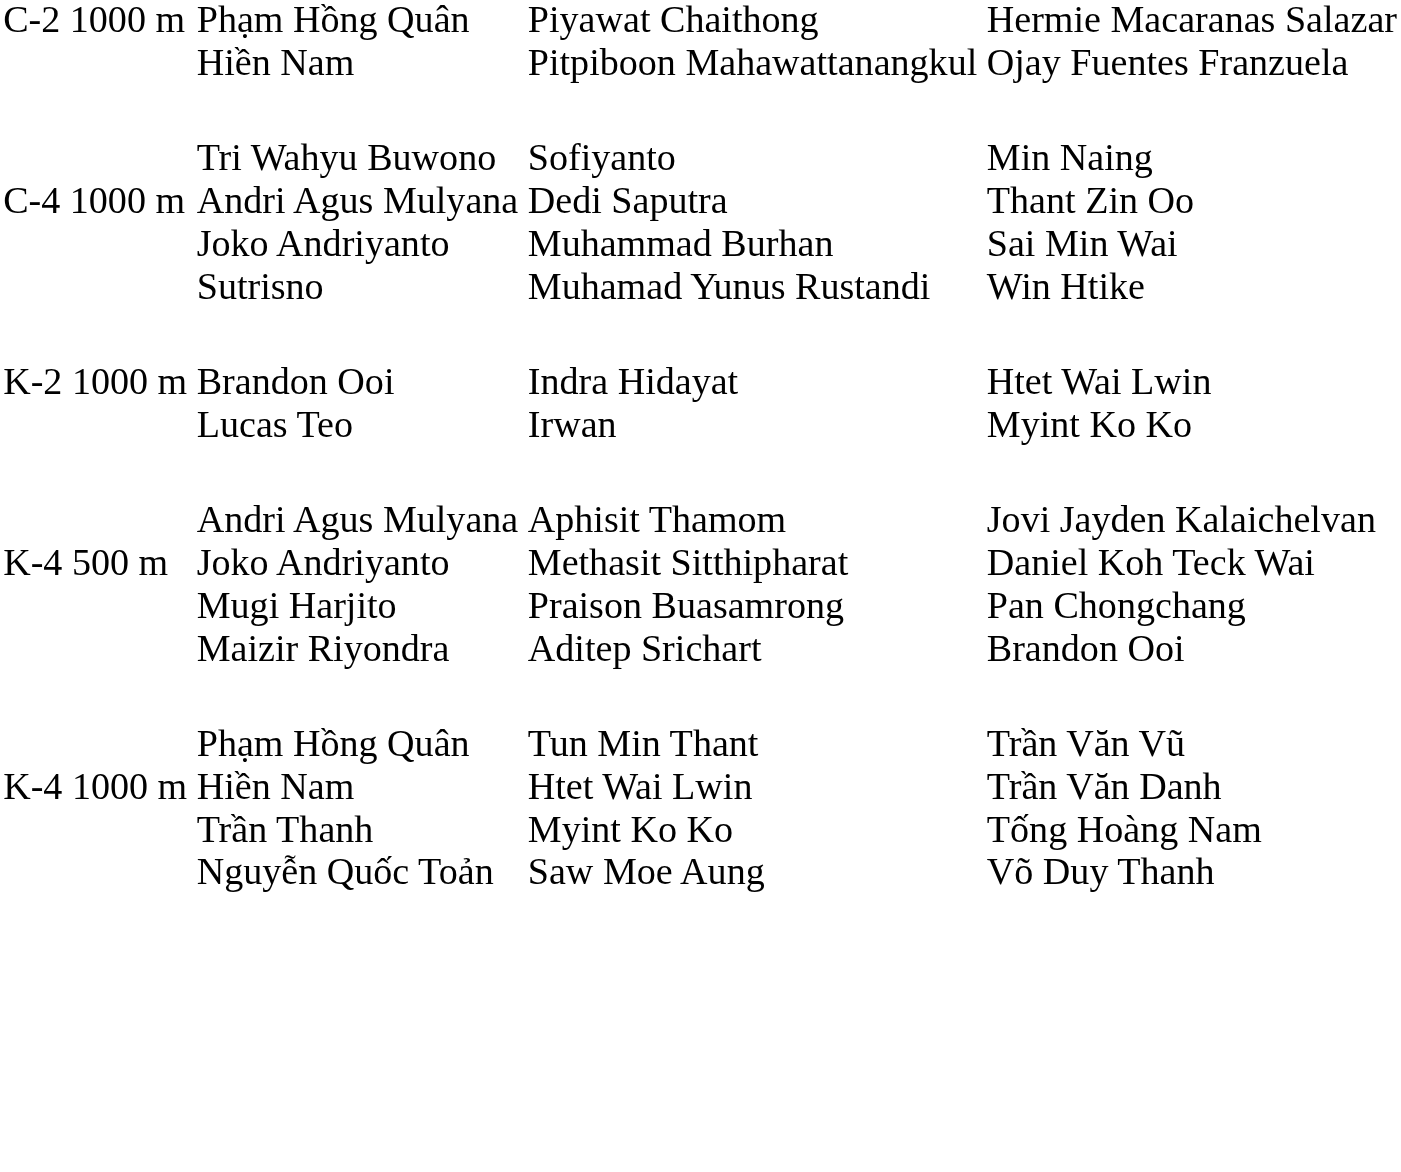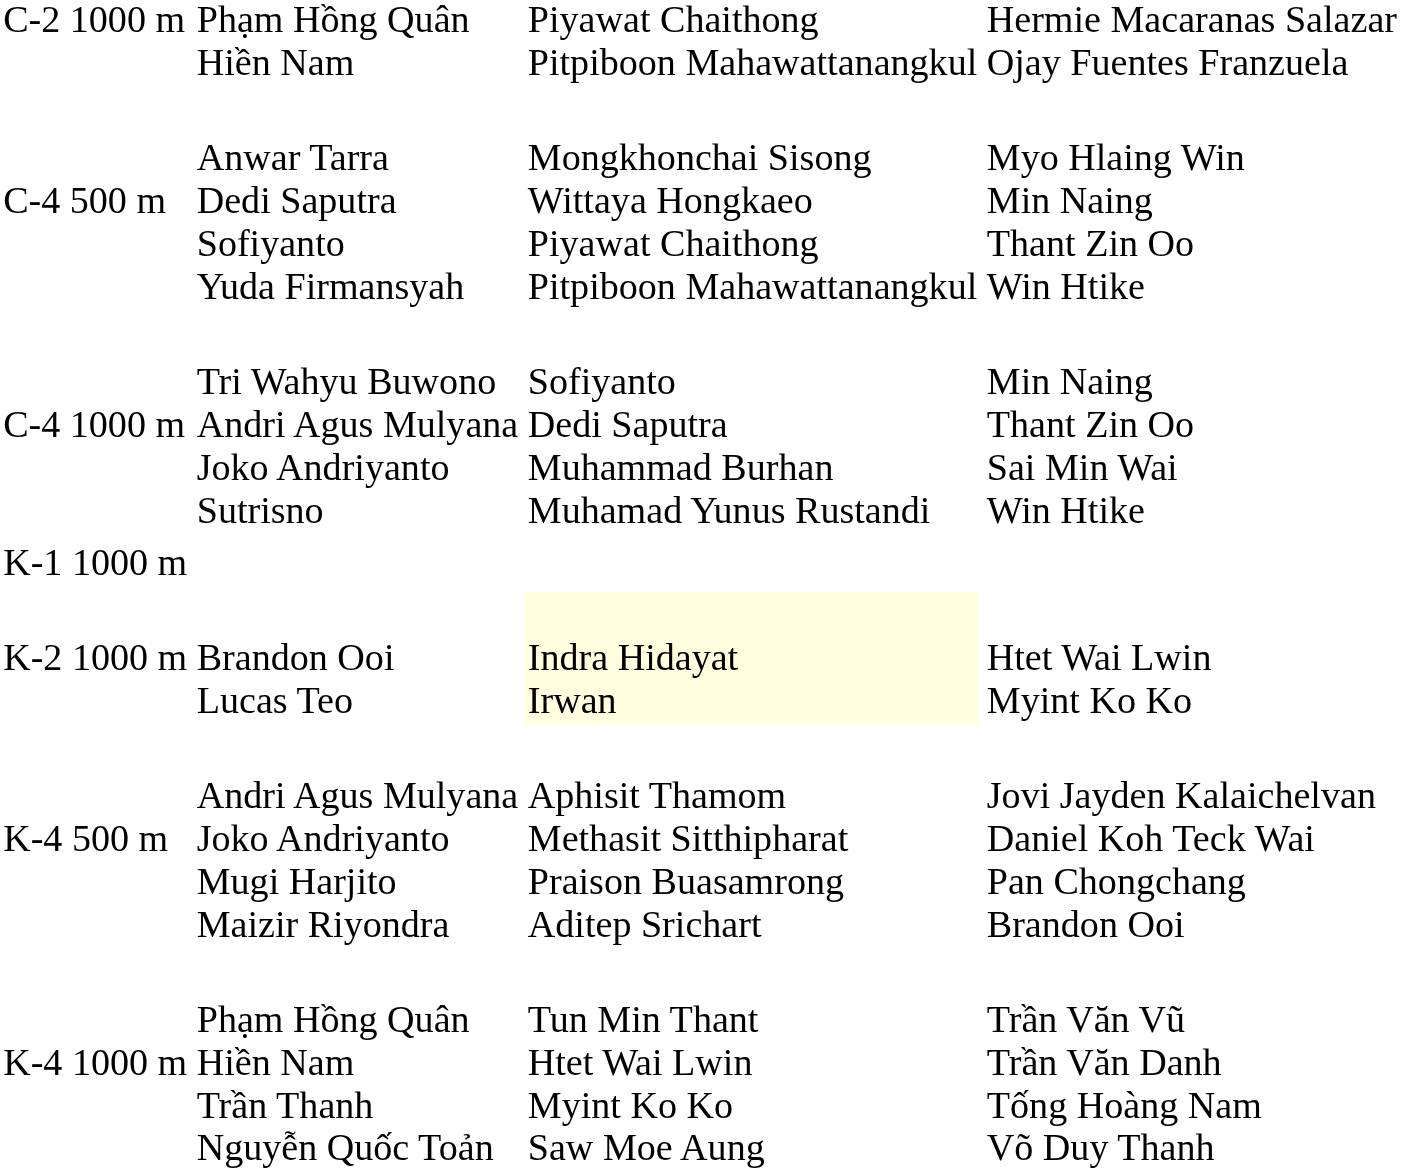+ row: (85, 200)
+ row: (95, 562)
(633, 402) no background -> (633, 678) lightyellow background
